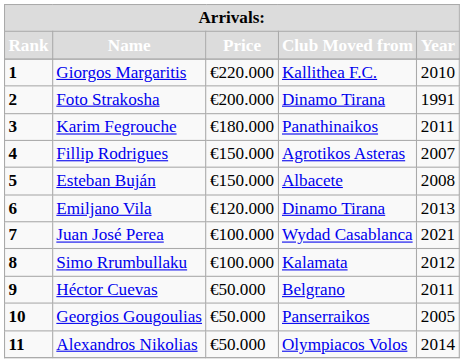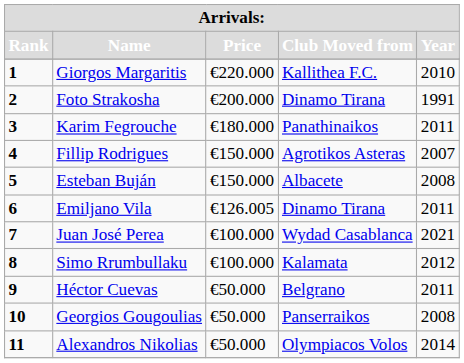(242, 208) €120.000 -> (242, 208) €126.005
(438, 208) 2013 -> (438, 208) 2011
(438, 316) 2005 -> (438, 316) 2008
